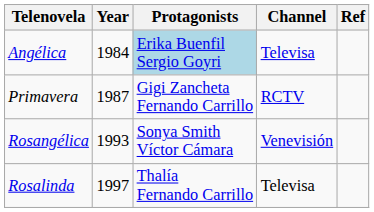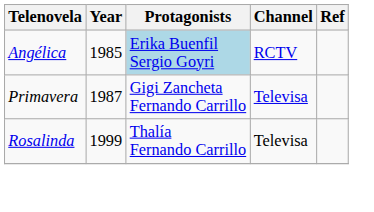(113, 52) 1984 -> (106, 52) 1985
(288, 52) Televisa -> (275, 52) RCTV
(282, 96) RCTV -> (281, 96) Televisa
- row: (49, 140)
(113, 185) 1997 -> (106, 140) 1999
